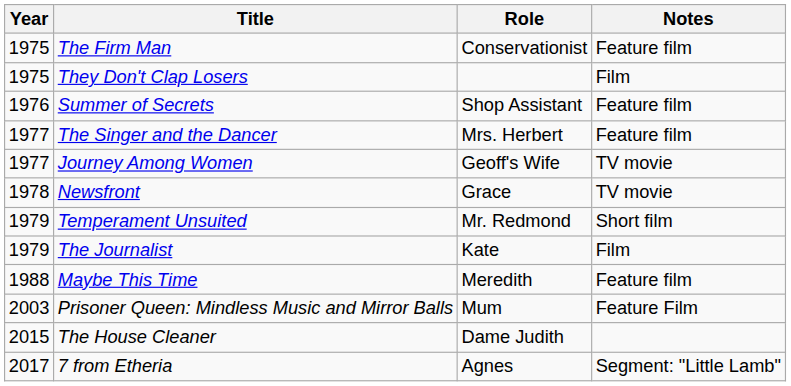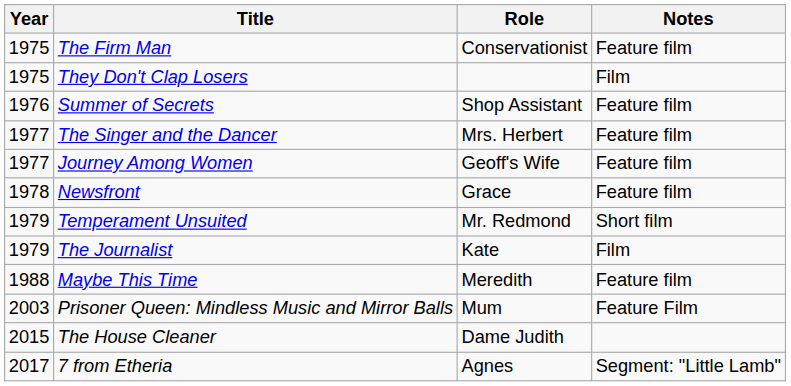(634, 163) TV movie -> (644, 163) Feature film
(634, 192) TV movie -> (644, 192) Feature film
